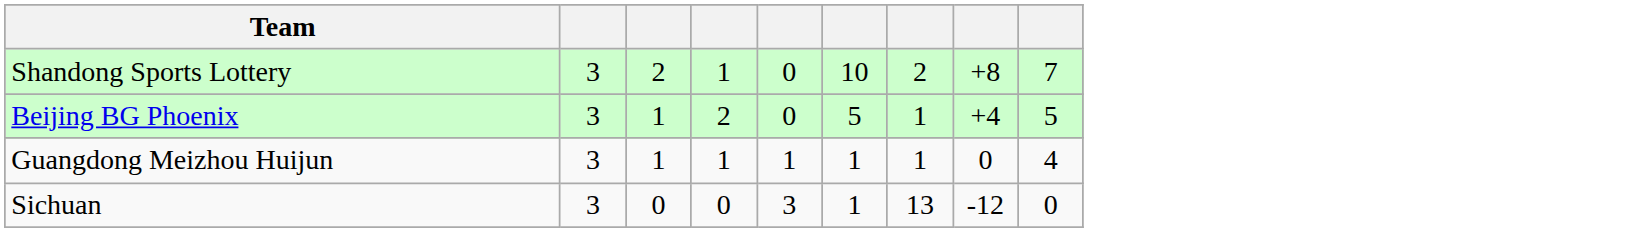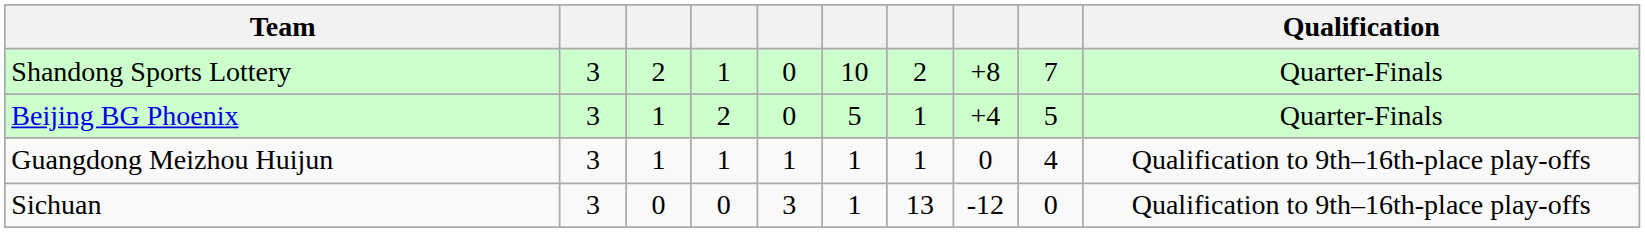+ column: (1361, 26)
